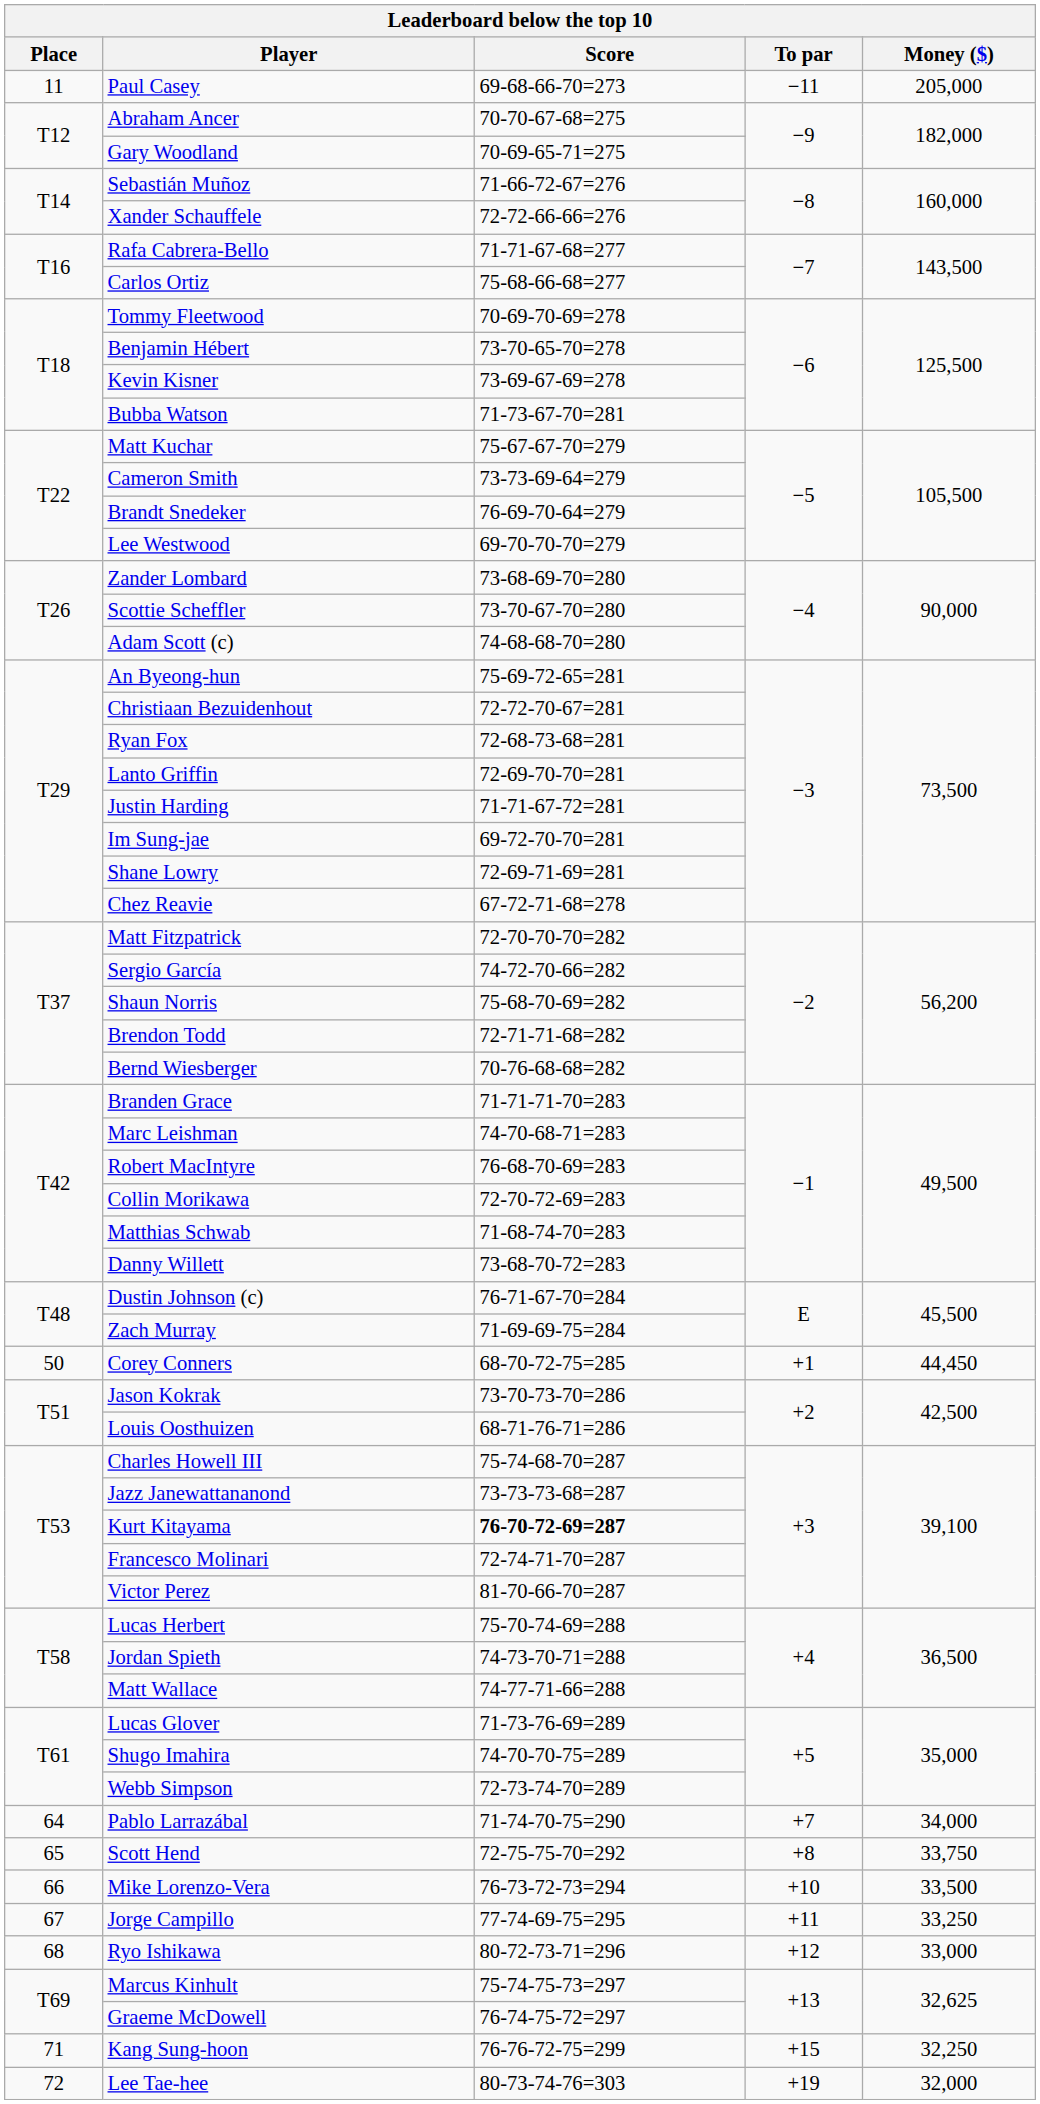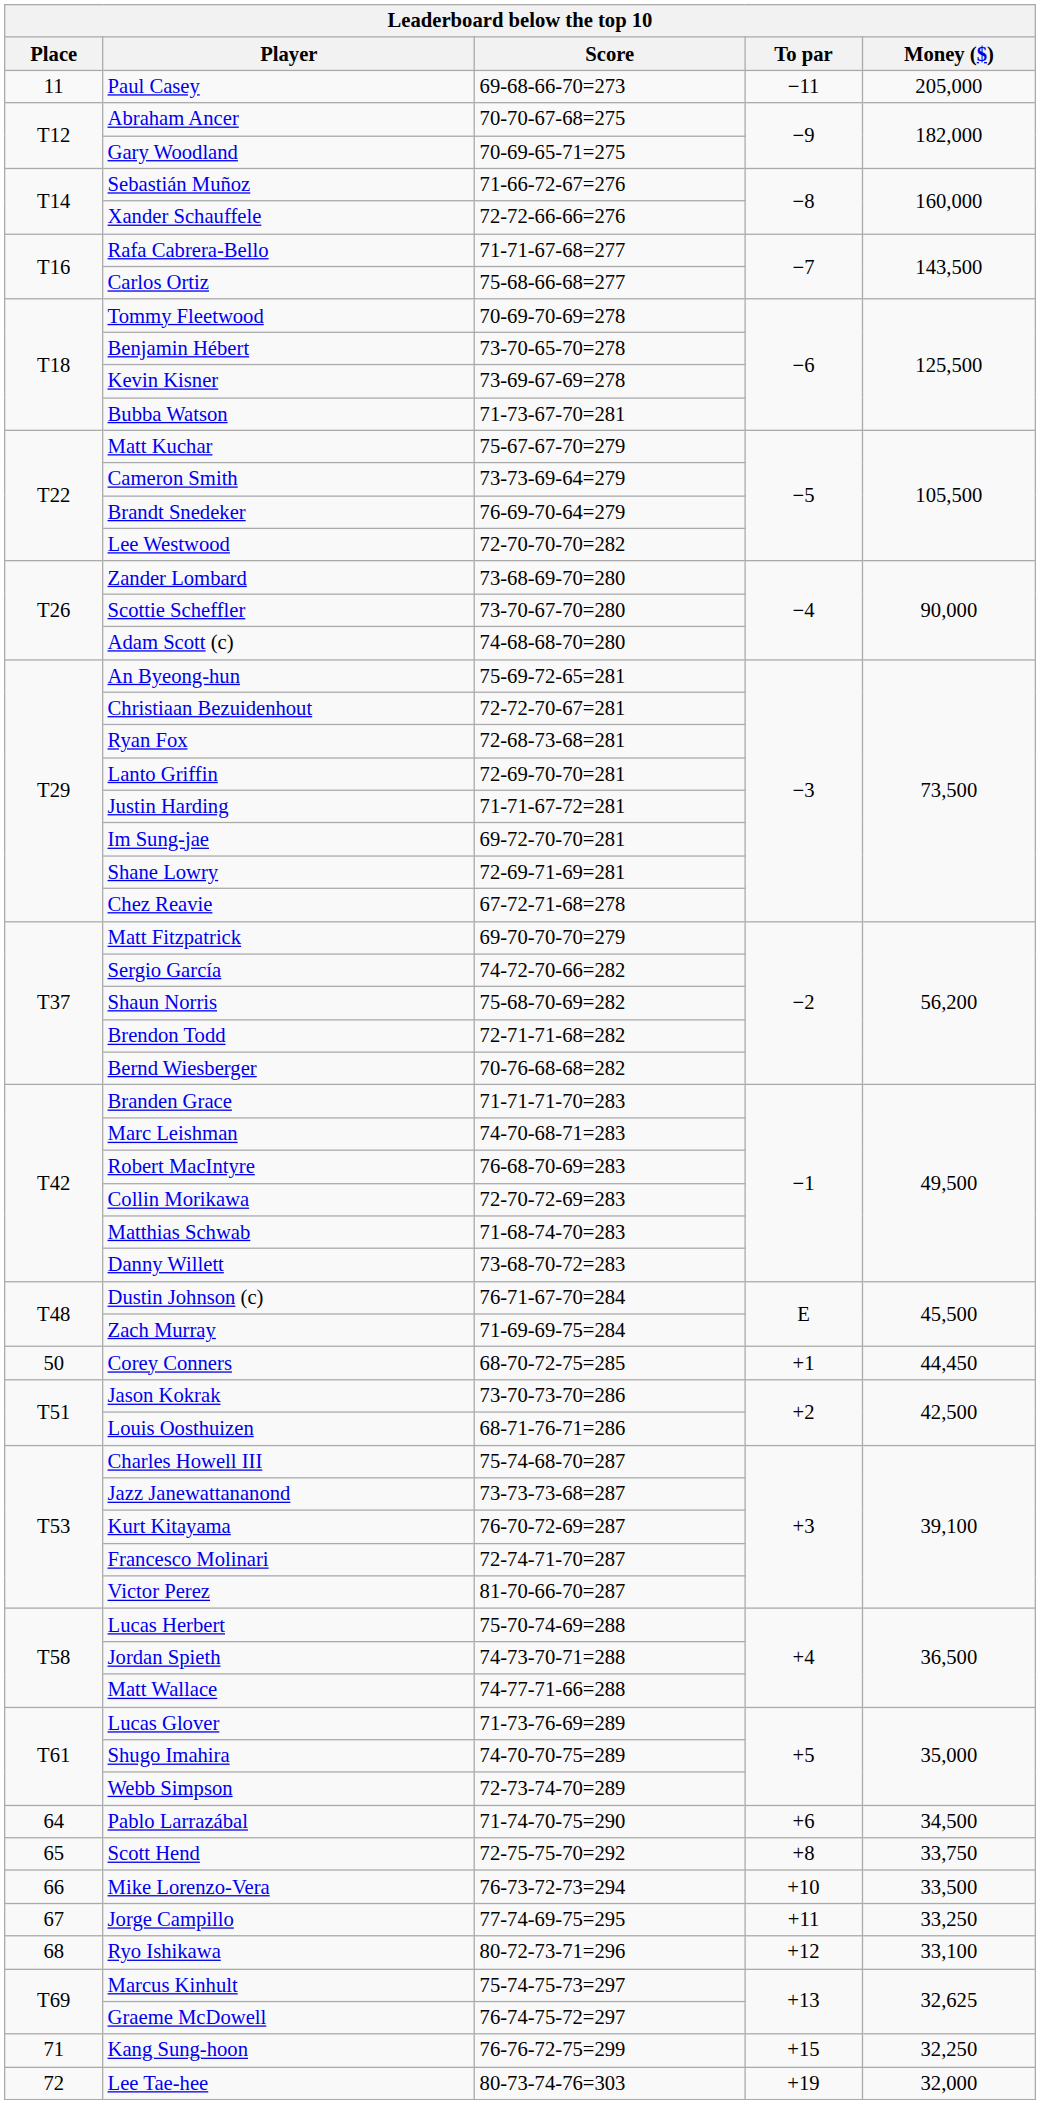(552, 544) 69-70-70-70=279 -> (552, 544) 72-70-70-70=282
(552, 937) 72-70-70-70=282 -> (552, 937) 69-70-70-70=279
(552, 1526) bold -> (552, 1526) normal
(804, 1821) +7 -> (804, 1821) +6
(949, 1821) 34,000 -> (949, 1821) 34,500
(949, 1952) 33,000 -> (949, 1952) 33,100
